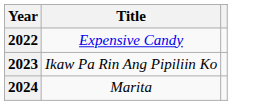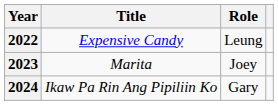+ column: (243, 16)
(131, 64) Ikaw Pa Rin Ang Pipiliin Ko -> (131, 64) Marita
(131, 87) Marita -> (131, 87) Ikaw Pa Rin Ang Pipiliin Ko
